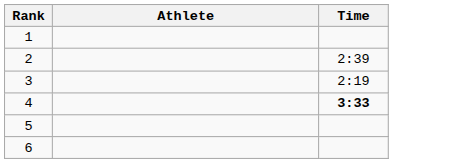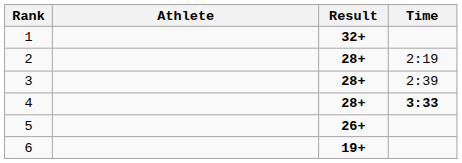+ column: (353, 16)
(353, 60) 2:39 -> (422, 60) 2:19
(353, 82) 2:19 -> (422, 82) 2:39
